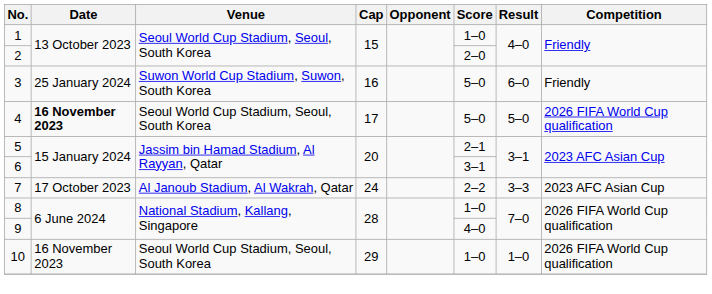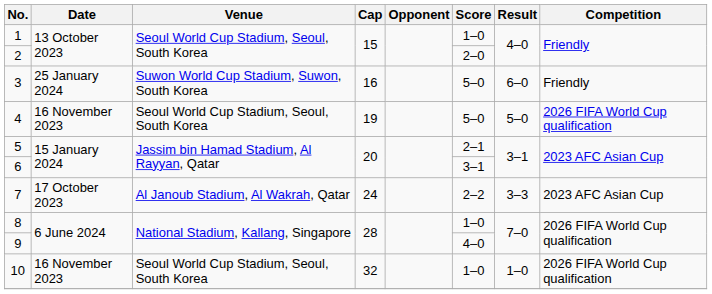(75, 118) bold -> (73, 118) normal
(371, 118) 17 -> (370, 118) 19
(371, 256) 29 -> (370, 271) 32
